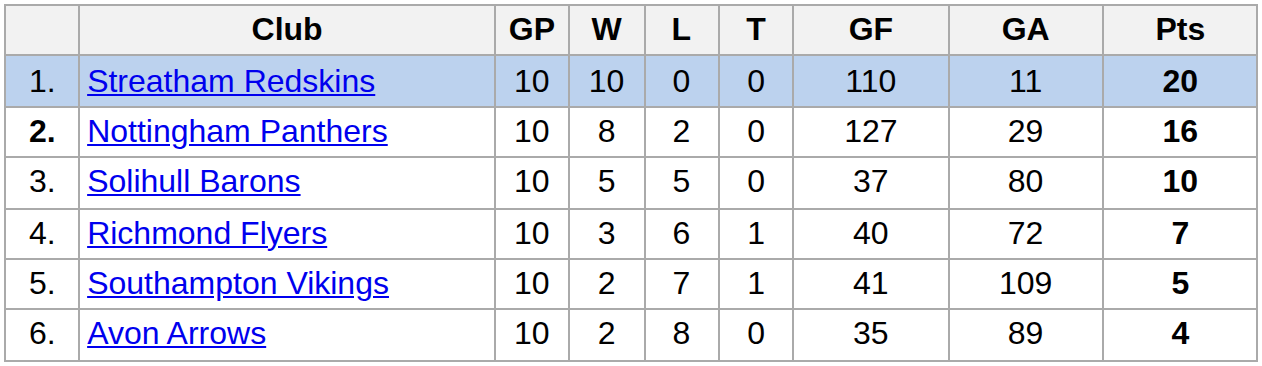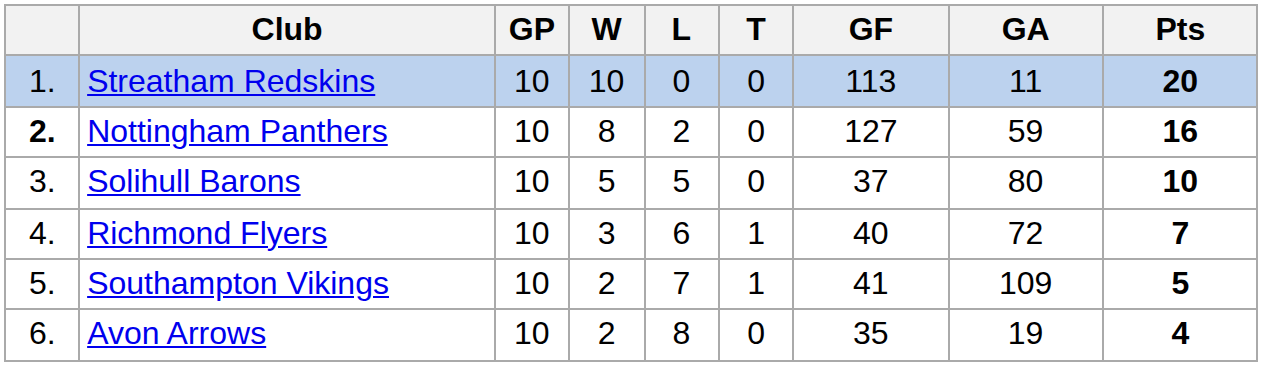(871, 80) 110 -> (871, 80) 113
(1026, 131) 29 -> (1026, 131) 59
(1026, 334) 89 -> (1026, 334) 19
